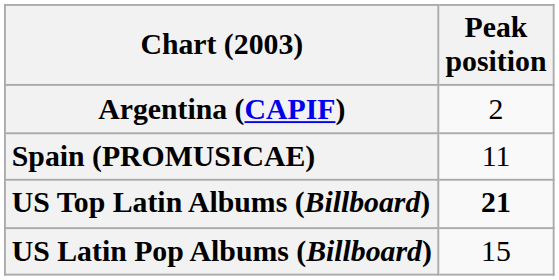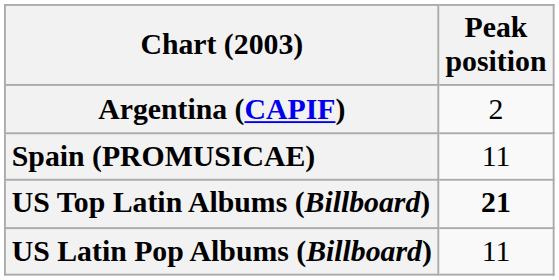(496, 250) 15 -> (496, 250) 11
